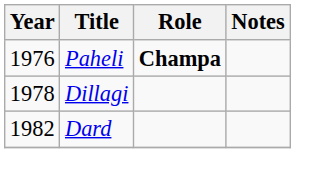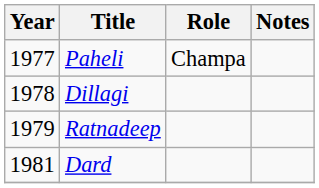(32, 57) 1976 -> (32, 57) 1977
(180, 57) bold -> (208, 57) normal
+ row: (113, 128)
(32, 128) 1982 -> (32, 164) 1981
